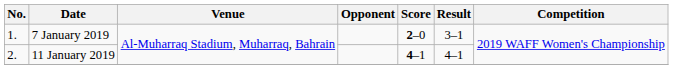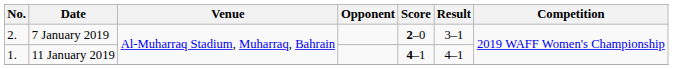(12, 34) 1. -> (12, 34) 2.
(12, 54) 2. -> (12, 54) 1.
